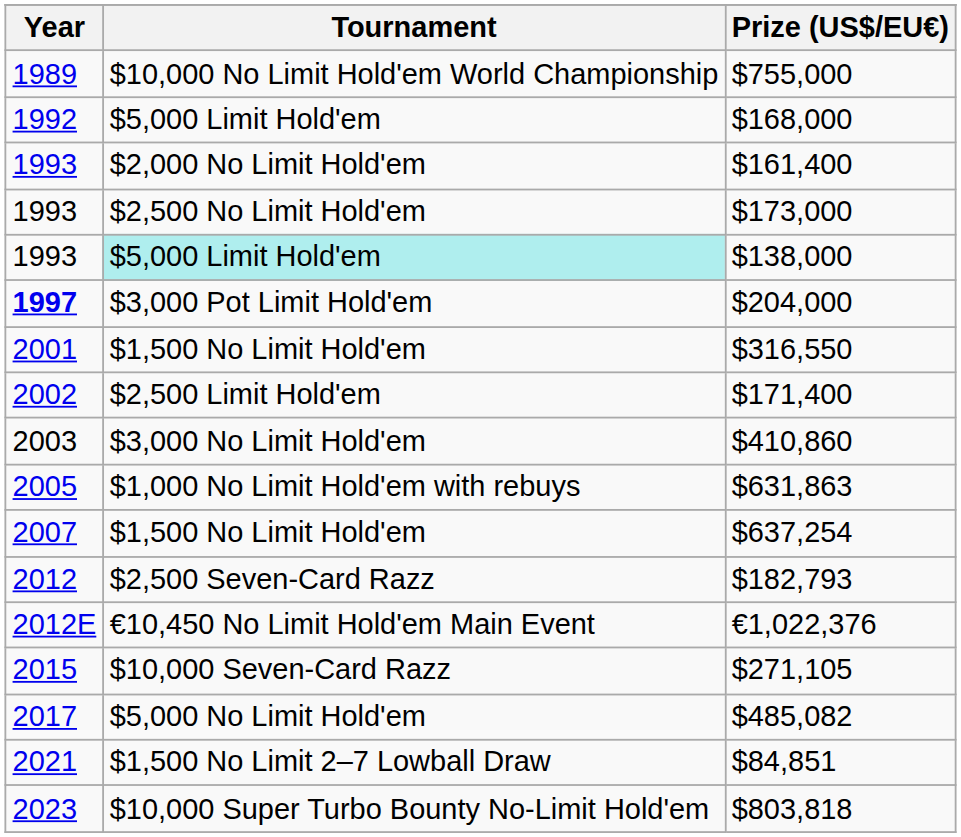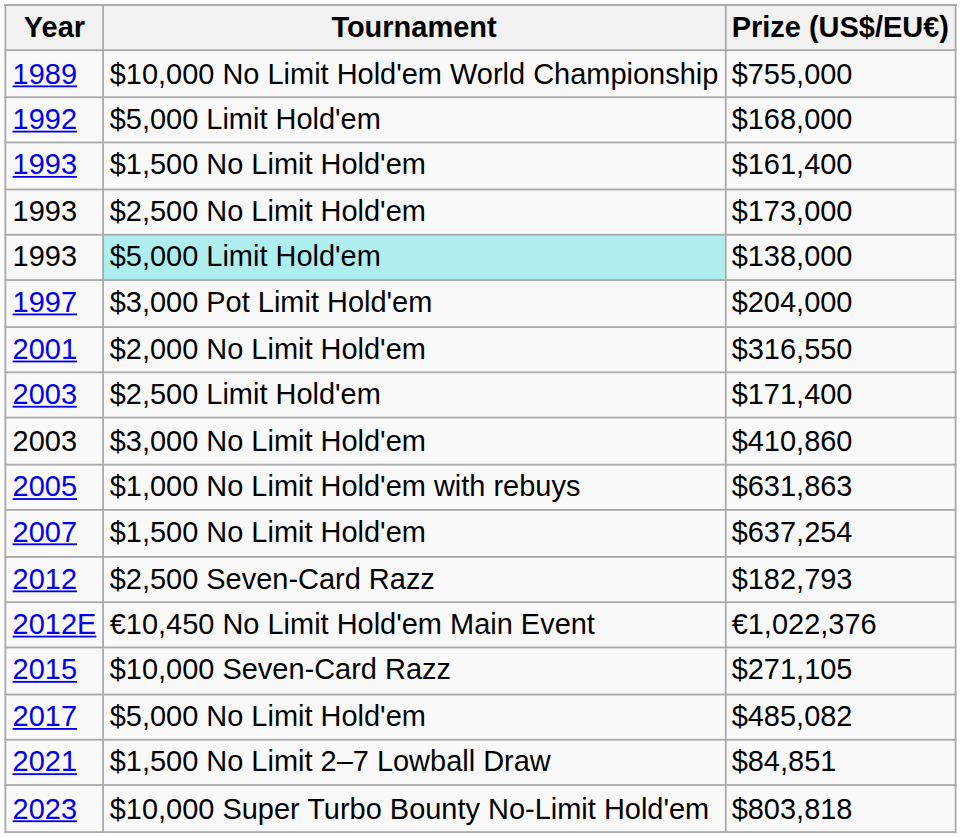(268, 165) $2,000 No Limit Hold'em -> (268, 165) $1,500 No Limit Hold'em
(45, 303) bold -> (45, 303) normal
(268, 348) $1,500 No Limit Hold'em -> (268, 348) $2,000 No Limit Hold'em
(45, 394) 2002 -> (45, 394) 2003
